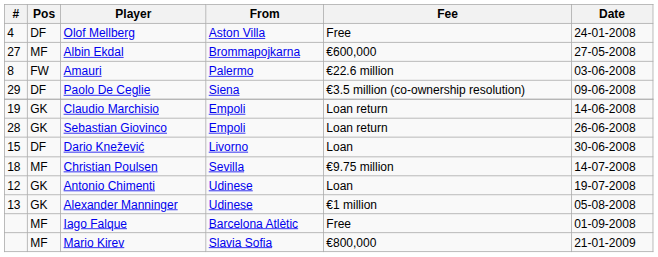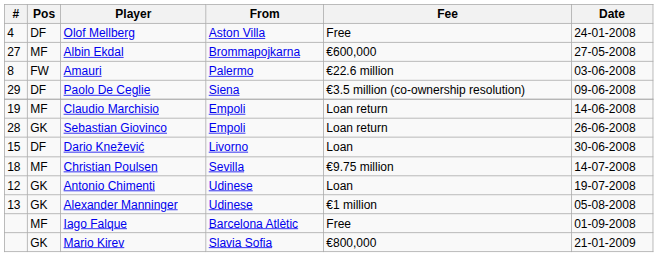(39, 109) GK -> (39, 109) MF
(39, 242) MF -> (39, 242) GK
